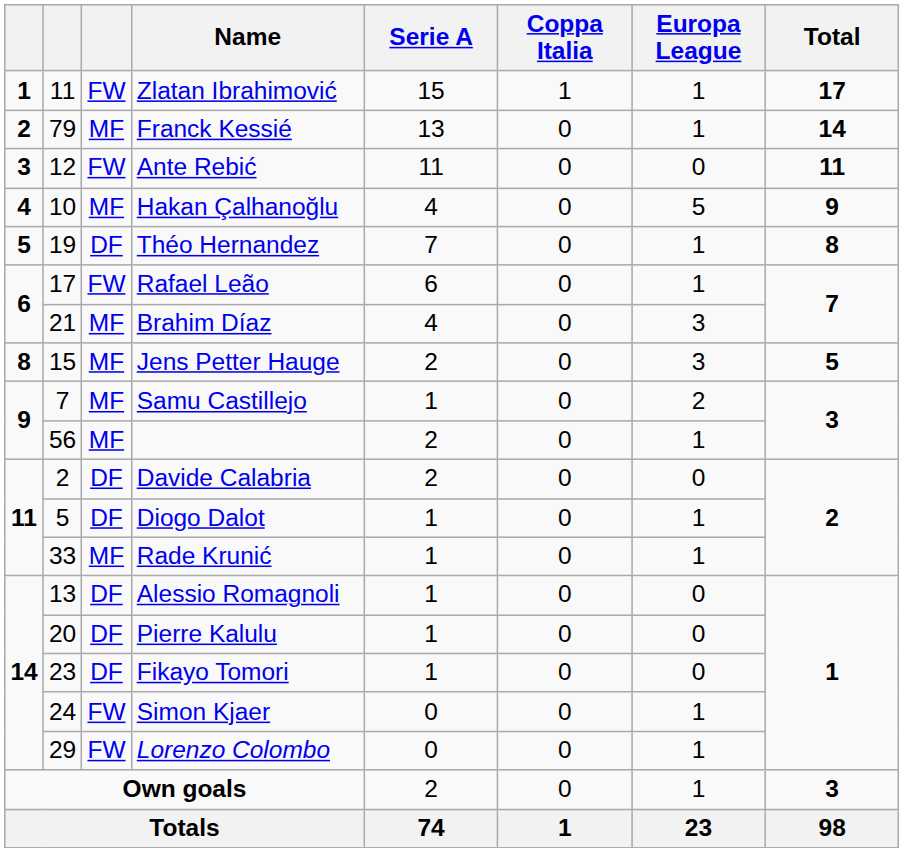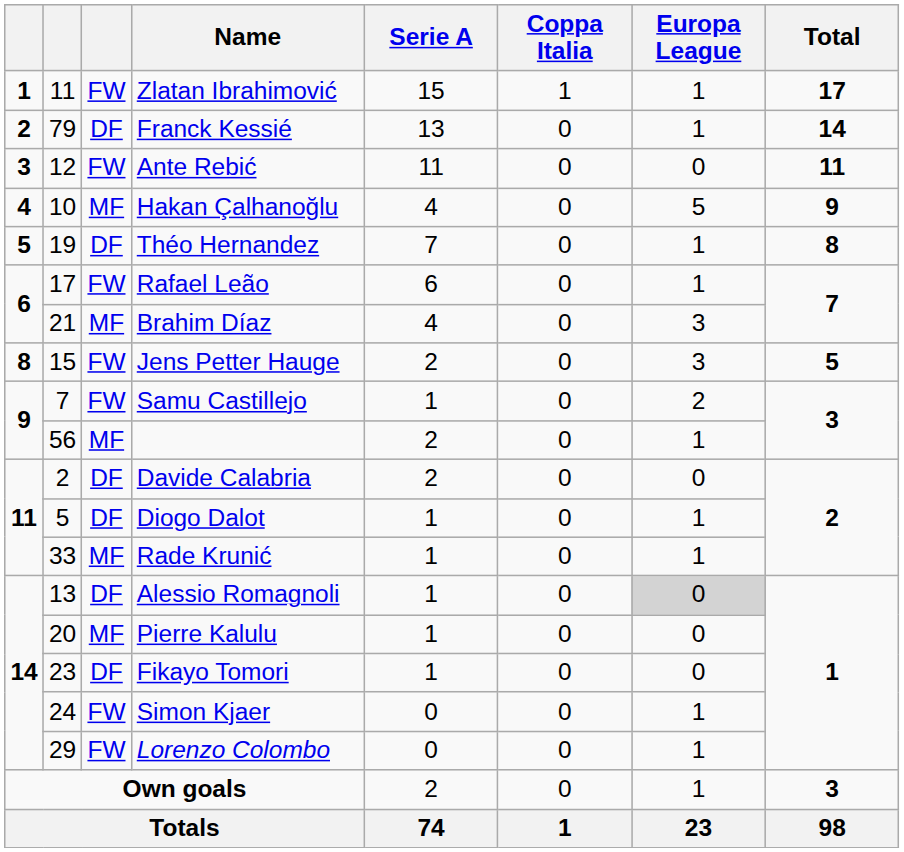(106, 129) MF -> (106, 129) DF
(106, 362) MF -> (106, 362) FW
(106, 400) MF -> (106, 400) FW
(698, 594) no background -> (698, 594) lightgrey background
(106, 633) DF -> (106, 633) MF
